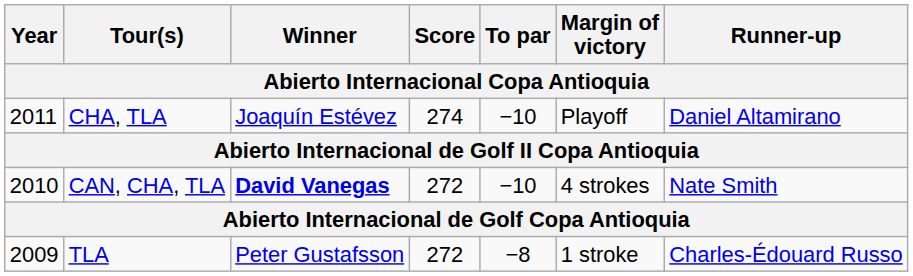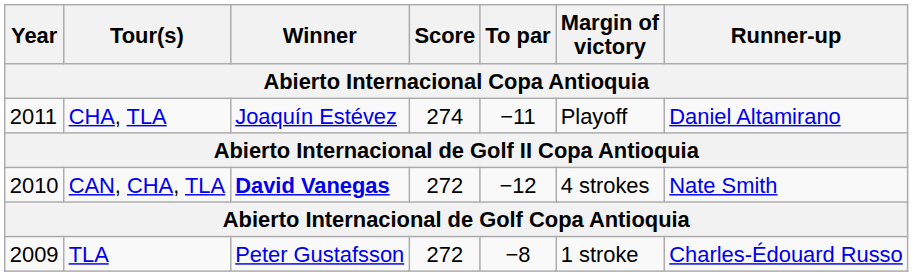(518, 116) −10 -> (518, 116) −11
(518, 185) −10 -> (518, 185) −12
